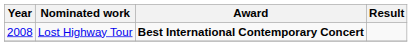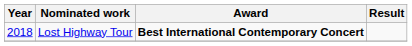(20, 31) 2008 -> (20, 31) 2018
